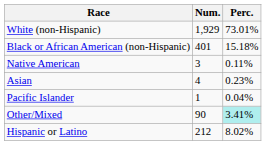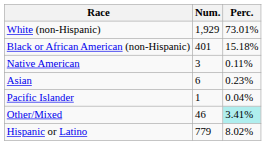(198, 81) 4 -> (198, 81) 6
(200, 115) 90 -> (200, 115) 46
(203, 132) 212 -> (203, 132) 779
